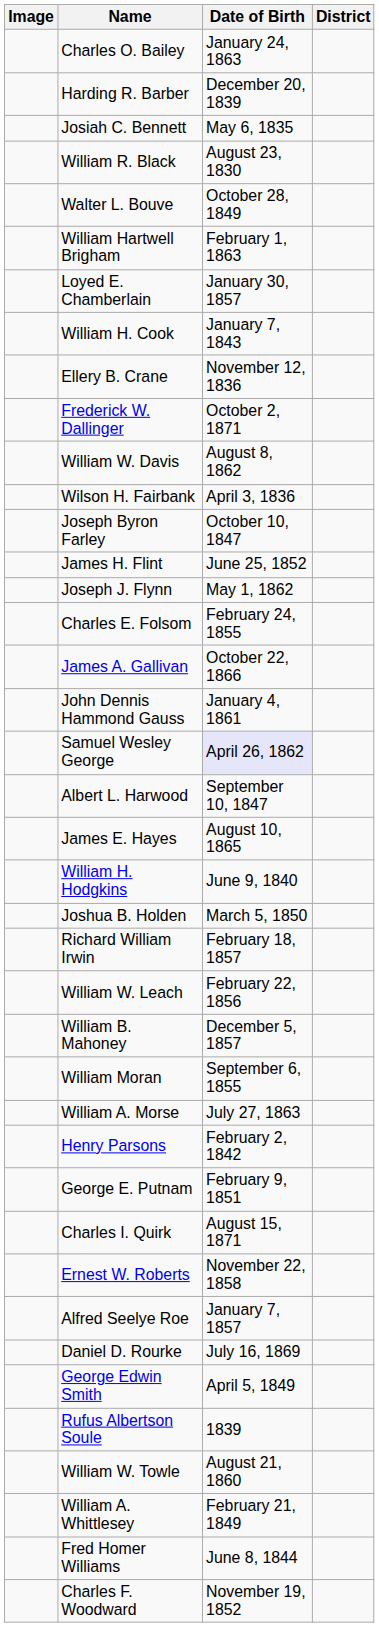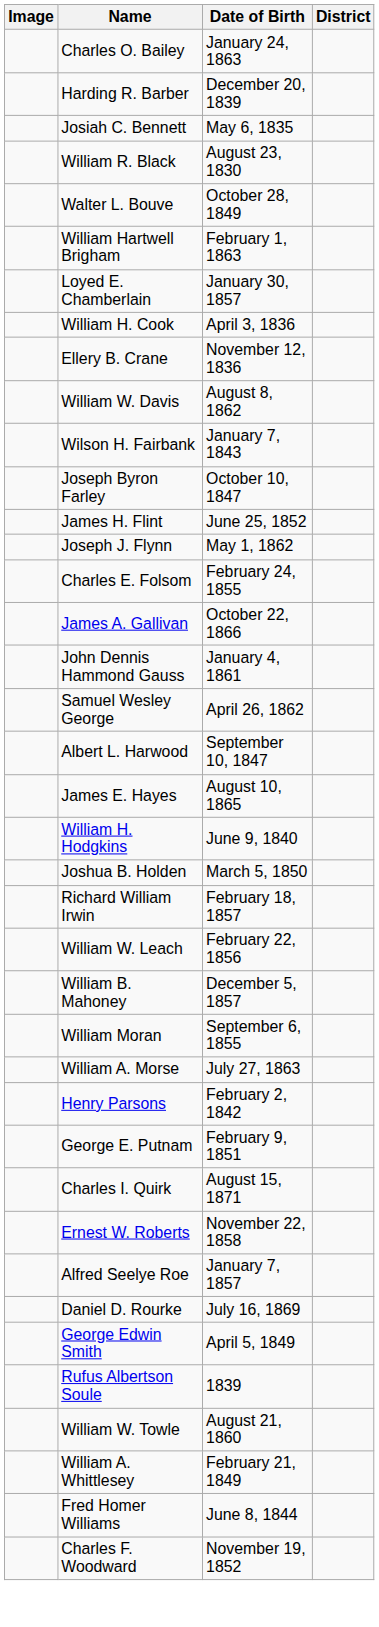(243, 333) January 7, 1843 -> (251, 324) April 3, 1836
- row: (106, 419)
(251, 496) April 3, 1836 -> (243, 444) January 7, 1843
(255, 752) lavender background -> (255, 709) no background
